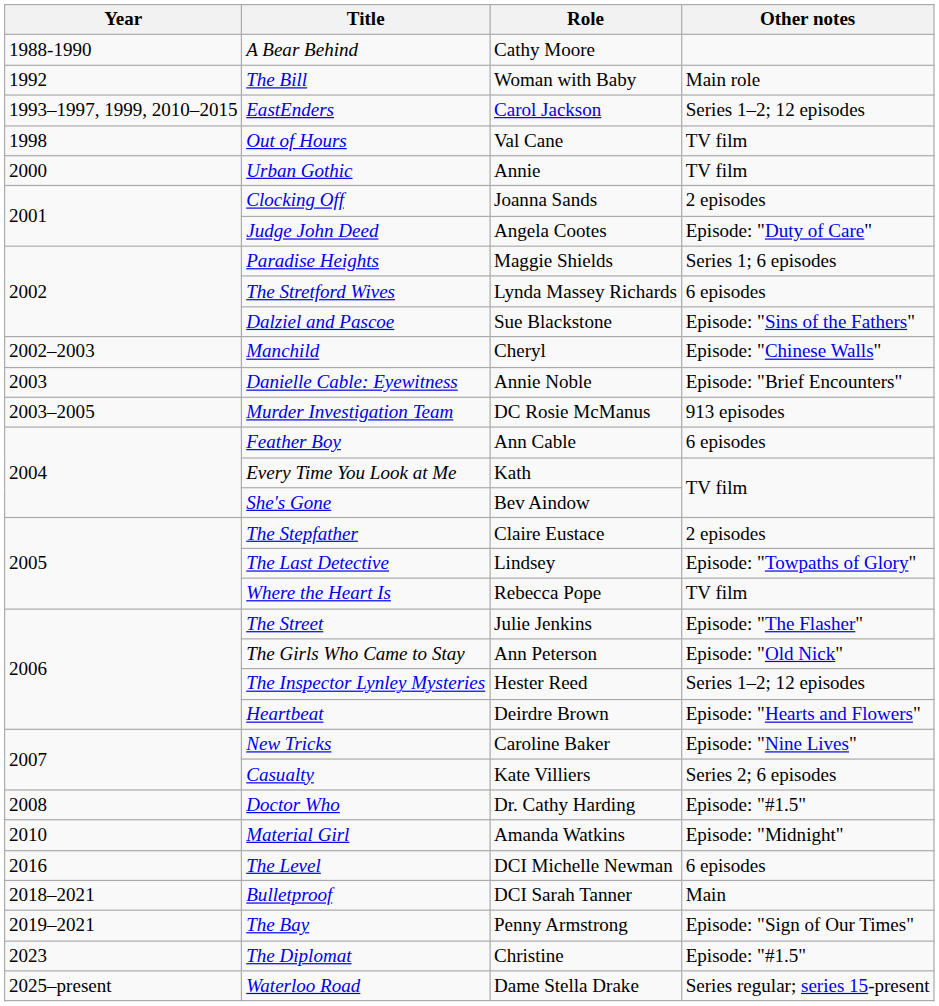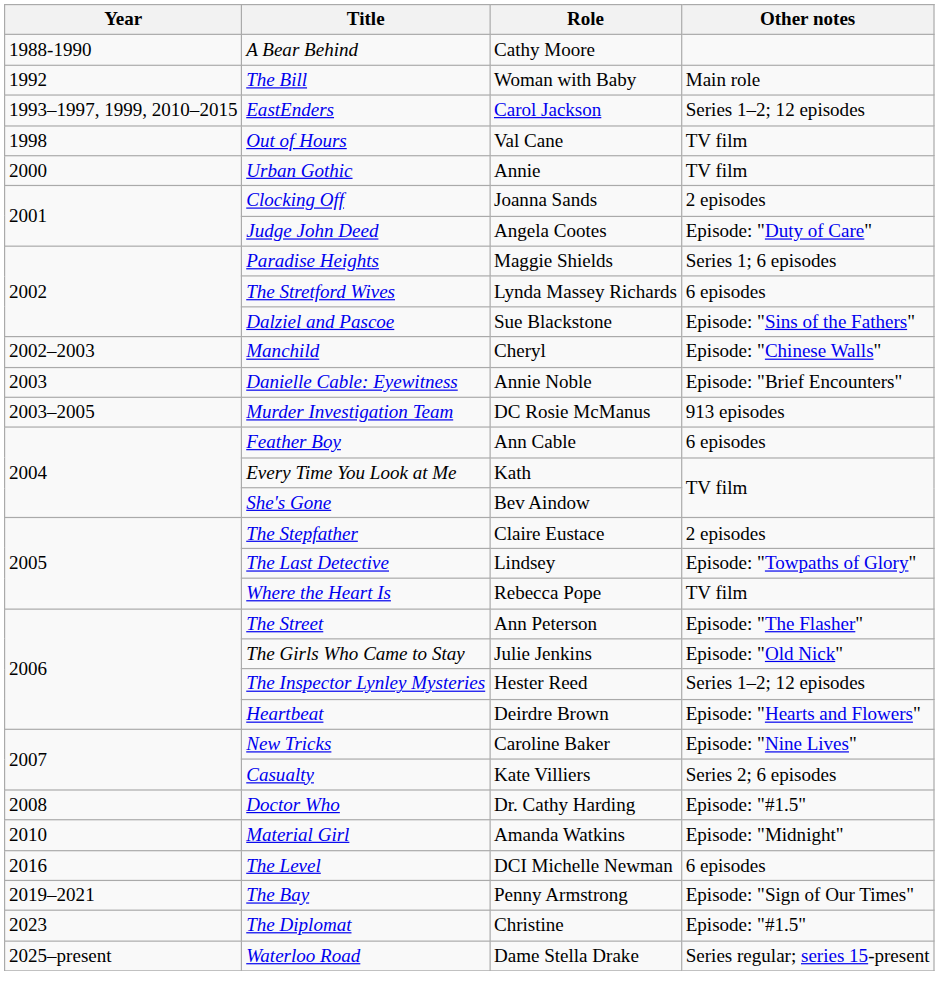(543, 623) Julie Jenkins -> (546, 623) Ann Peterson
(546, 653) Ann Peterson -> (543, 653) Julie Jenkins
- row: (289, 895)
